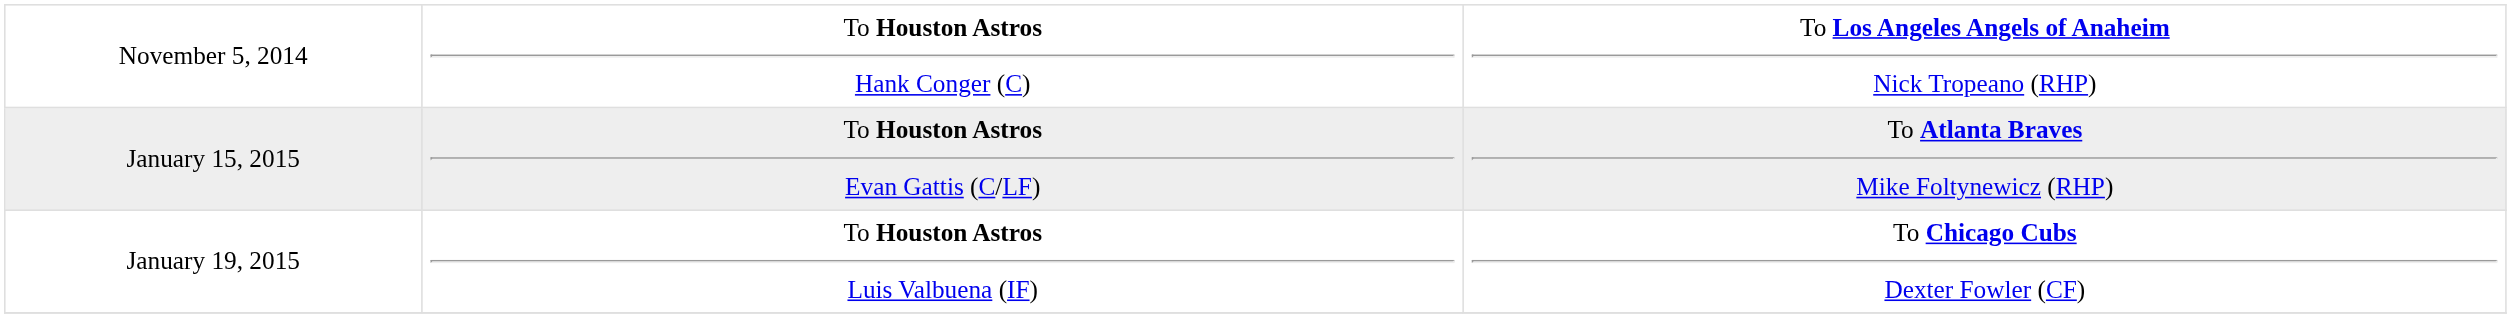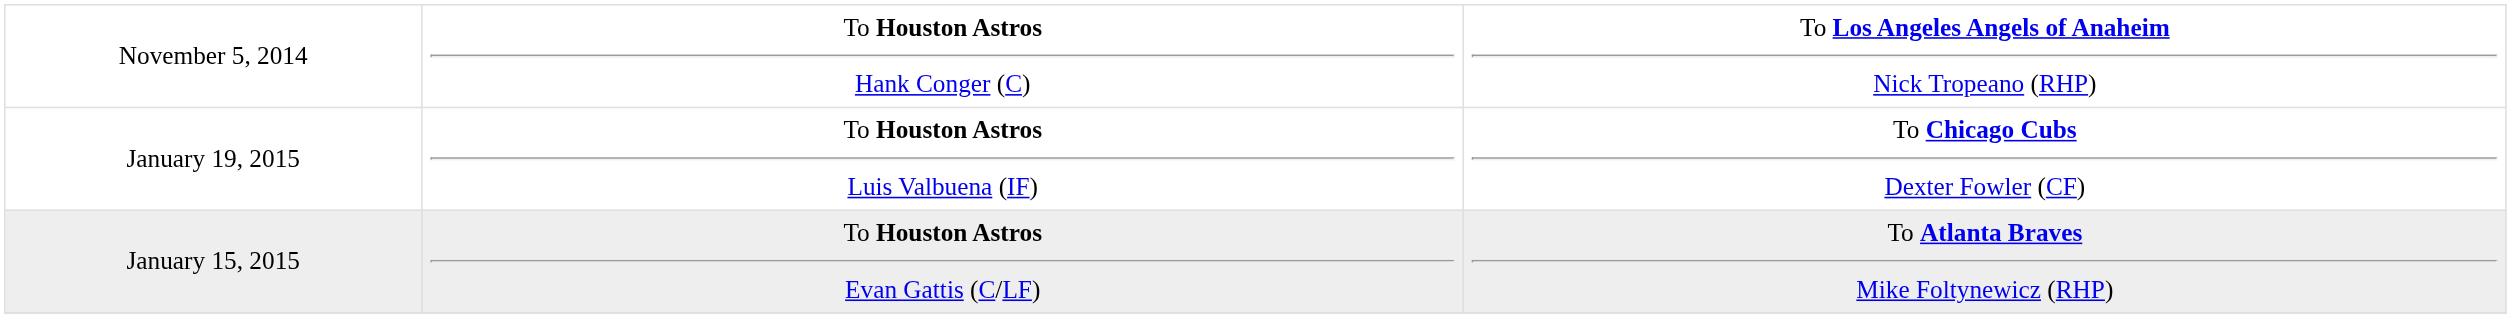rows swapped: (213, 158) <-> (213, 261)
